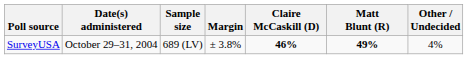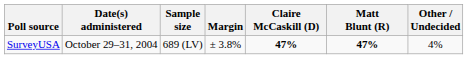(286, 44) 46% -> (286, 44) 47%
(367, 44) 49% -> (367, 44) 47%
